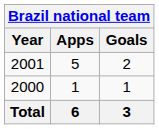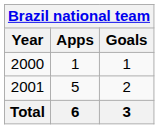rows swapped: (27, 87) <-> (27, 64)
